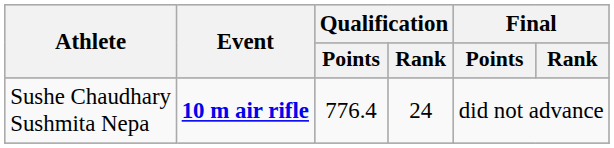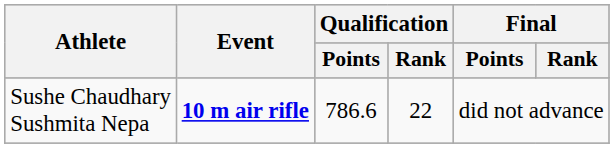(351, 110) 776.4 -> (351, 110) 786.6
(421, 110) 24 -> (421, 110) 22
